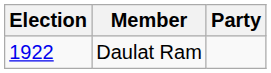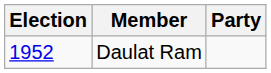(31, 52) 1922 -> (31, 52) 1952
